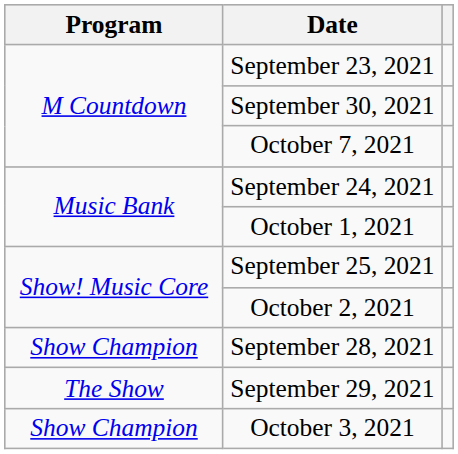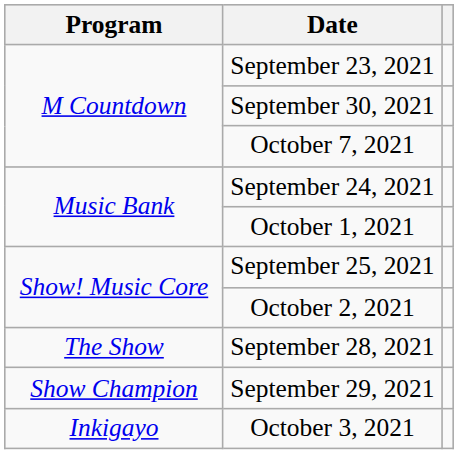(114, 347) Show Champion -> (114, 347) The Show
(114, 387) The Show -> (114, 387) Show Champion
(114, 428) Show Champion -> (114, 428) Inkigayo
